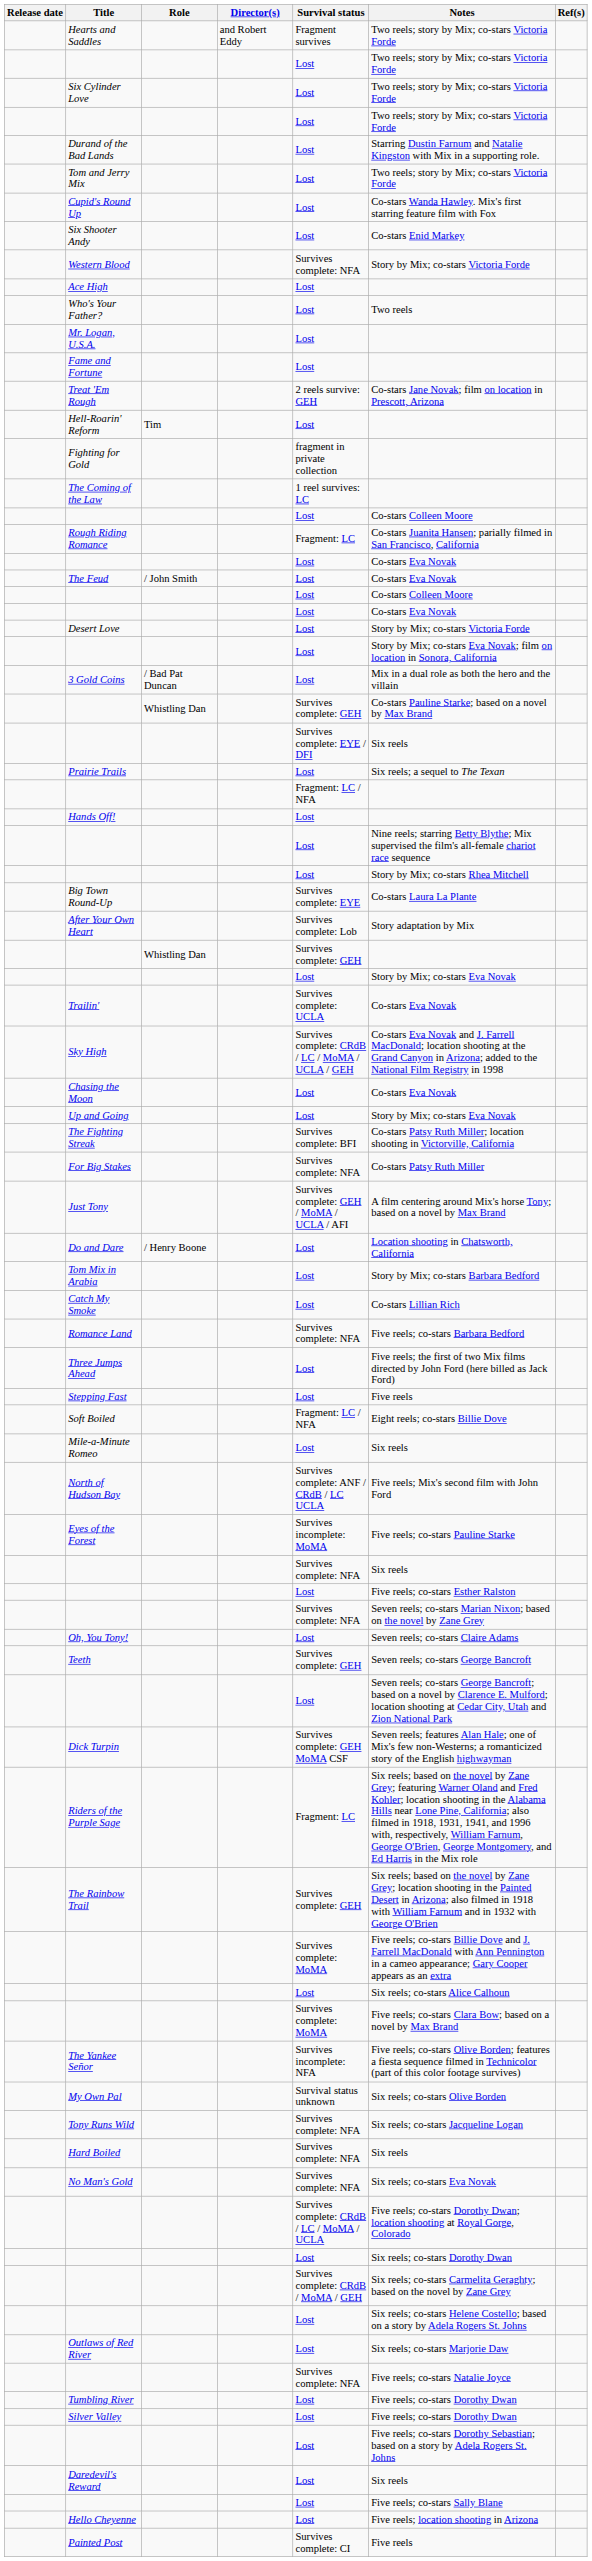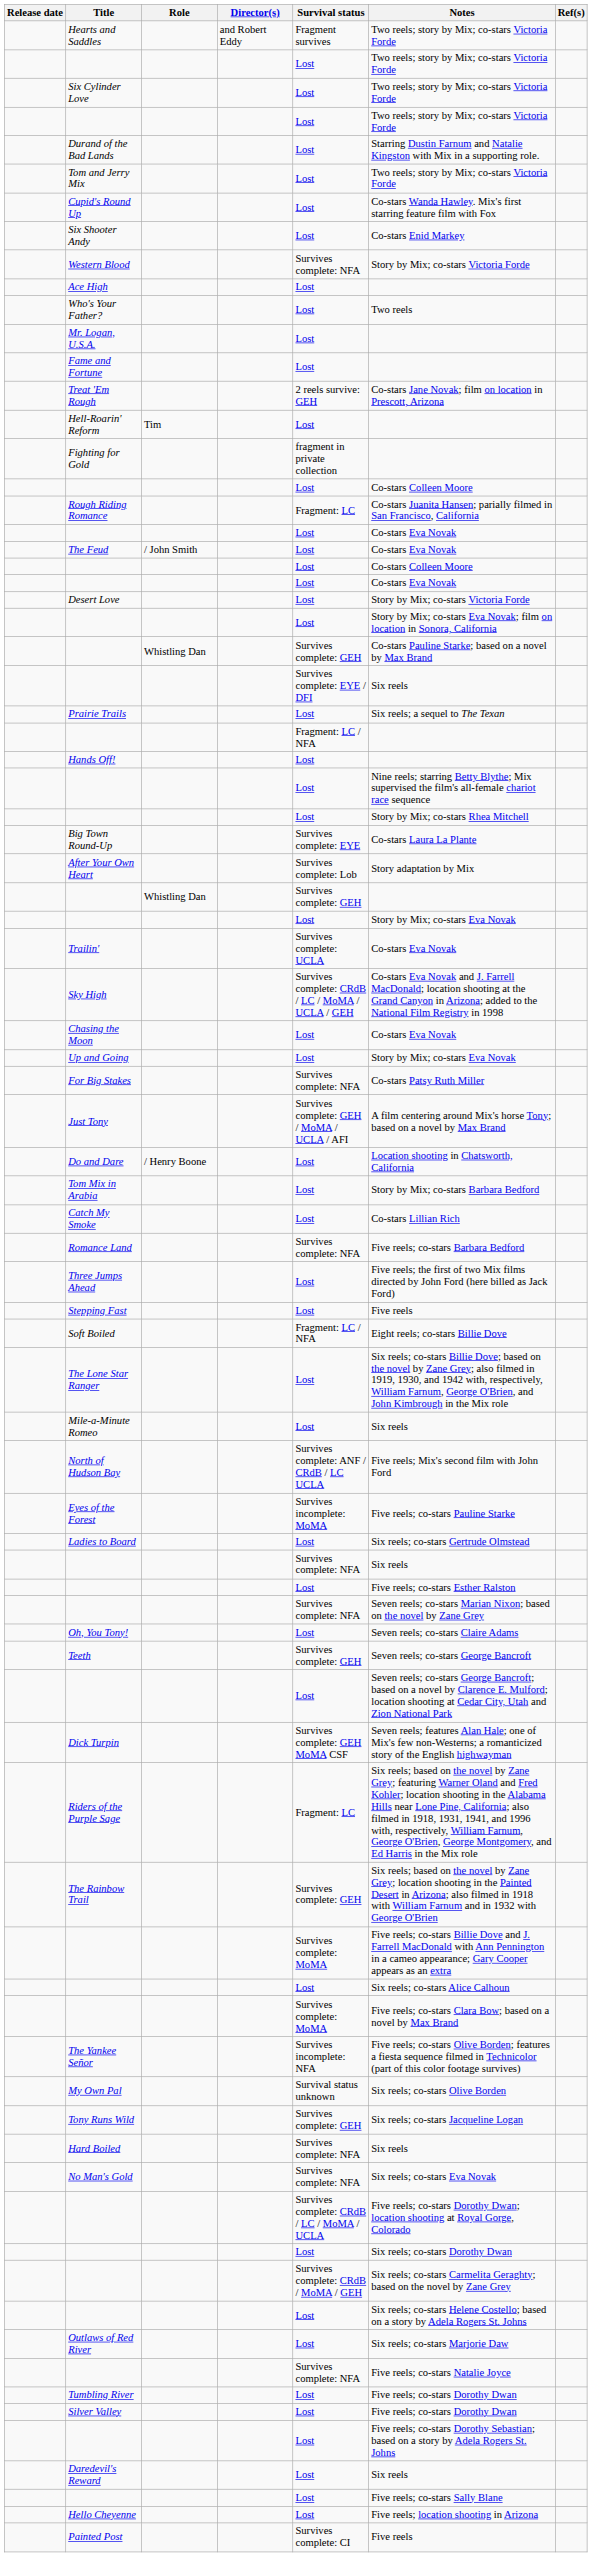- row: (100, 493)
- row: (96, 679)
- row: (96, 1138)
+ row: (98, 1379)
+ row: (102, 1542)
(328, 2124) Survives complete: NFA -> (328, 2119) Survives complete: GEH
